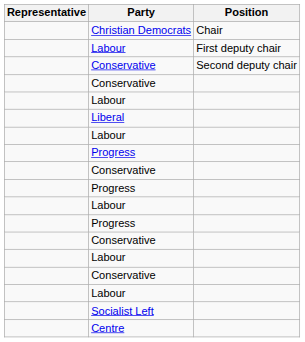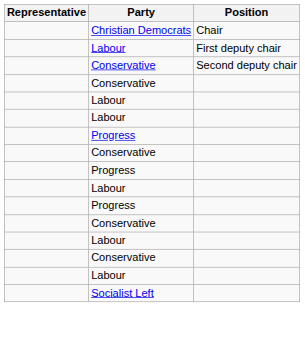- row: (108, 118)
- row: (108, 328)
